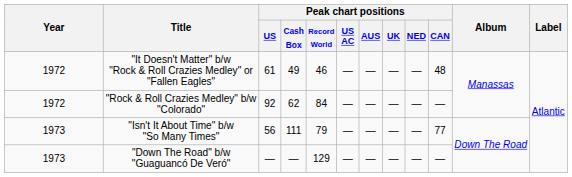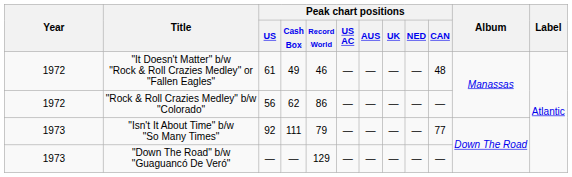(270, 104) 92 -> (270, 104) 56
(321, 104) 84 -> (321, 104) 86
(270, 131) 56 -> (270, 131) 92
